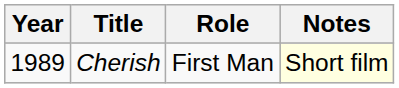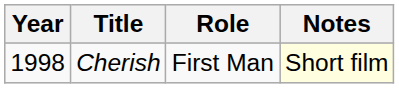(38, 62) 1989 -> (38, 62) 1998
